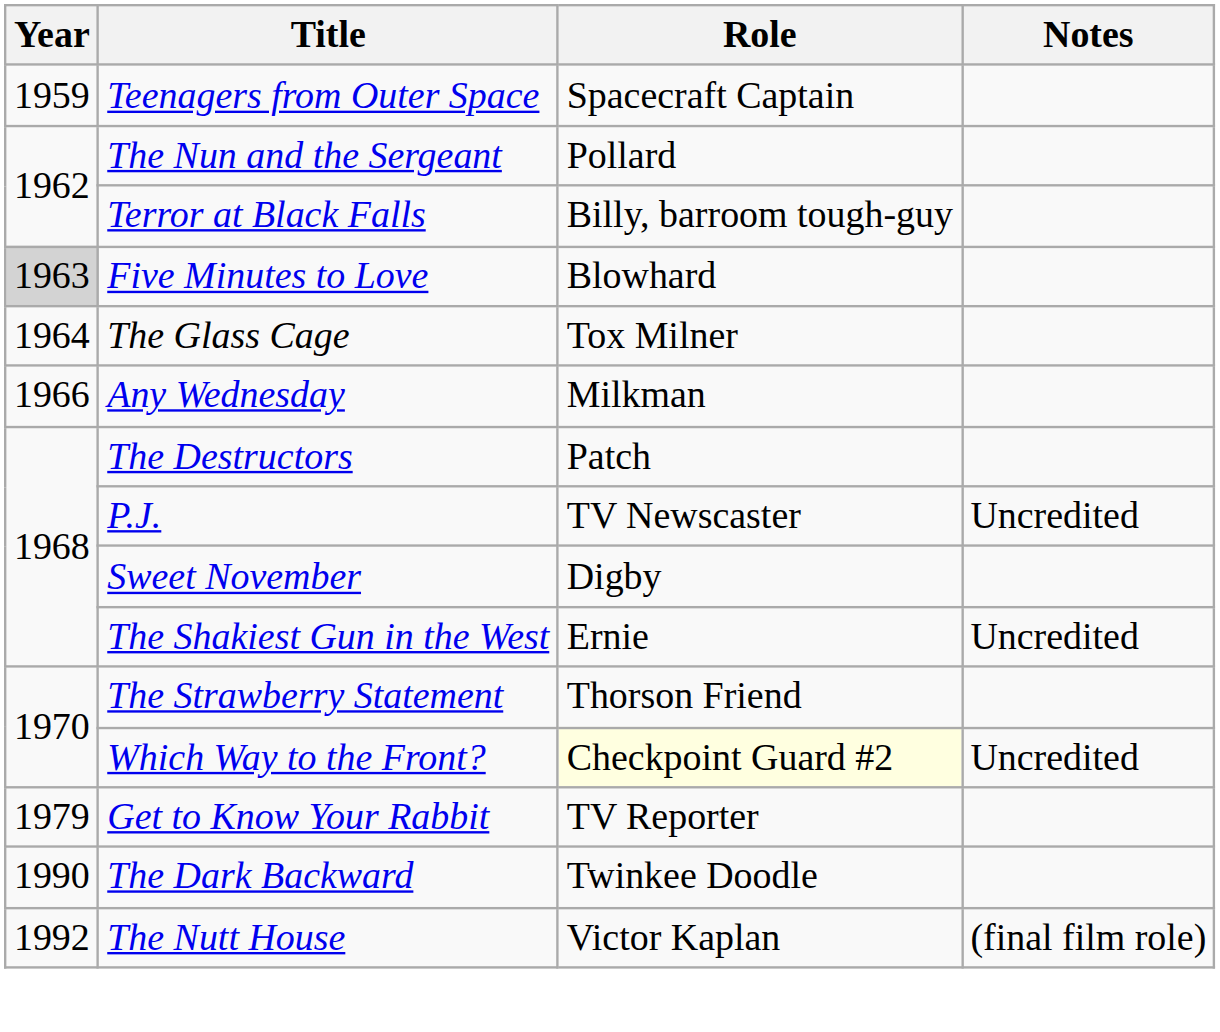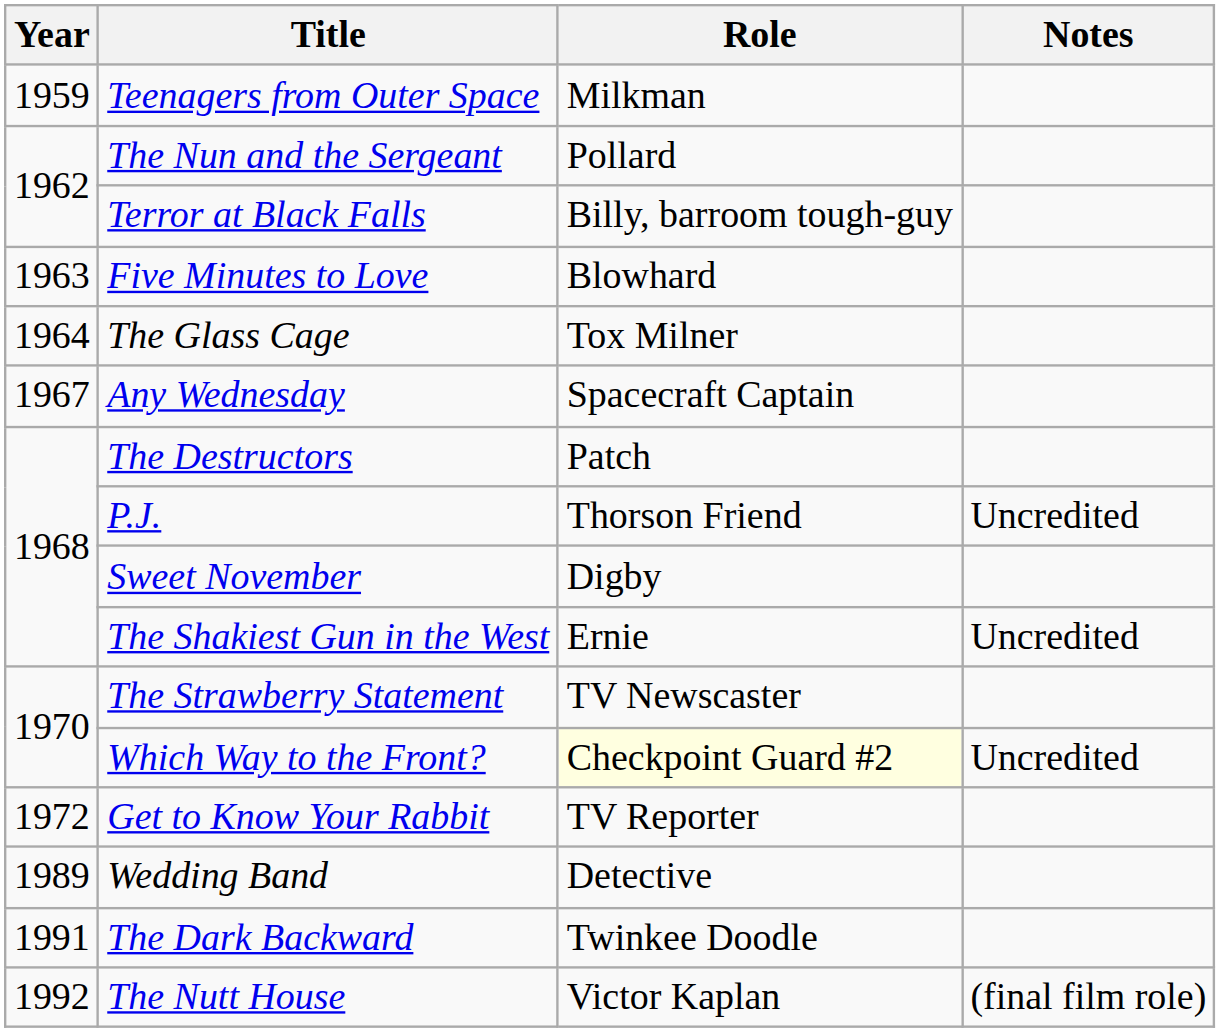(710, 94) Spacecraft Captain -> (636, 94) Milkman
(52, 275) lightgrey background -> (52, 275) no background
(52, 395) 1966 -> (52, 395) 1967
(636, 395) Milkman -> (710, 395) Spacecraft Captain
(684, 515) TV Newscaster -> (684, 515) Thorson Friend
(684, 696) Thorson Friend -> (684, 696) TV Newscaster
(52, 816) 1979 -> (52, 816) 1972
+ row: (218, 876)
(52, 876) 1990 -> (52, 936) 1991
